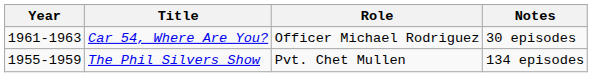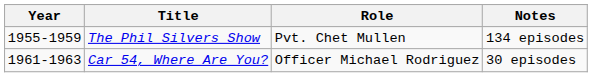rows swapped: (174, 60) <-> (178, 38)
